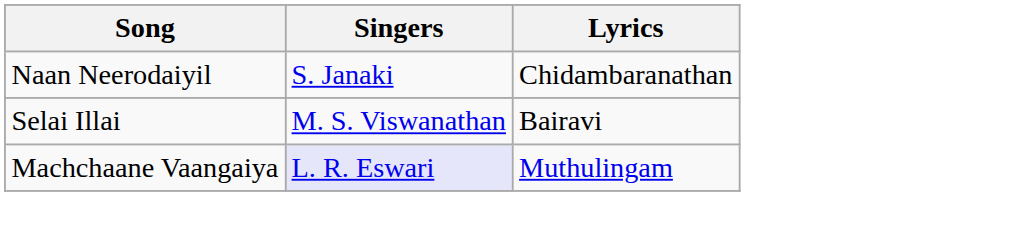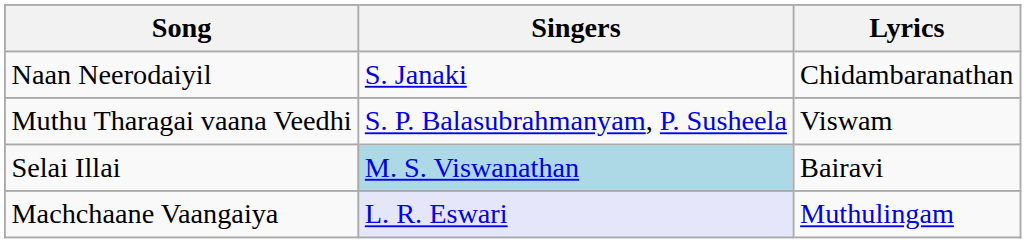+ row: (182, 121)
(399, 121) no background -> (472, 167) lightblue background
